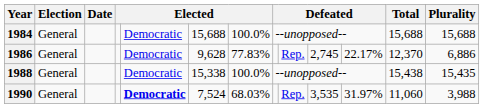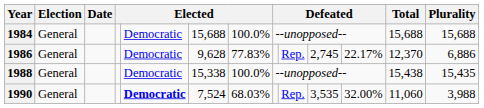(363, 93) 31.97% -> (363, 93) 32.00%
